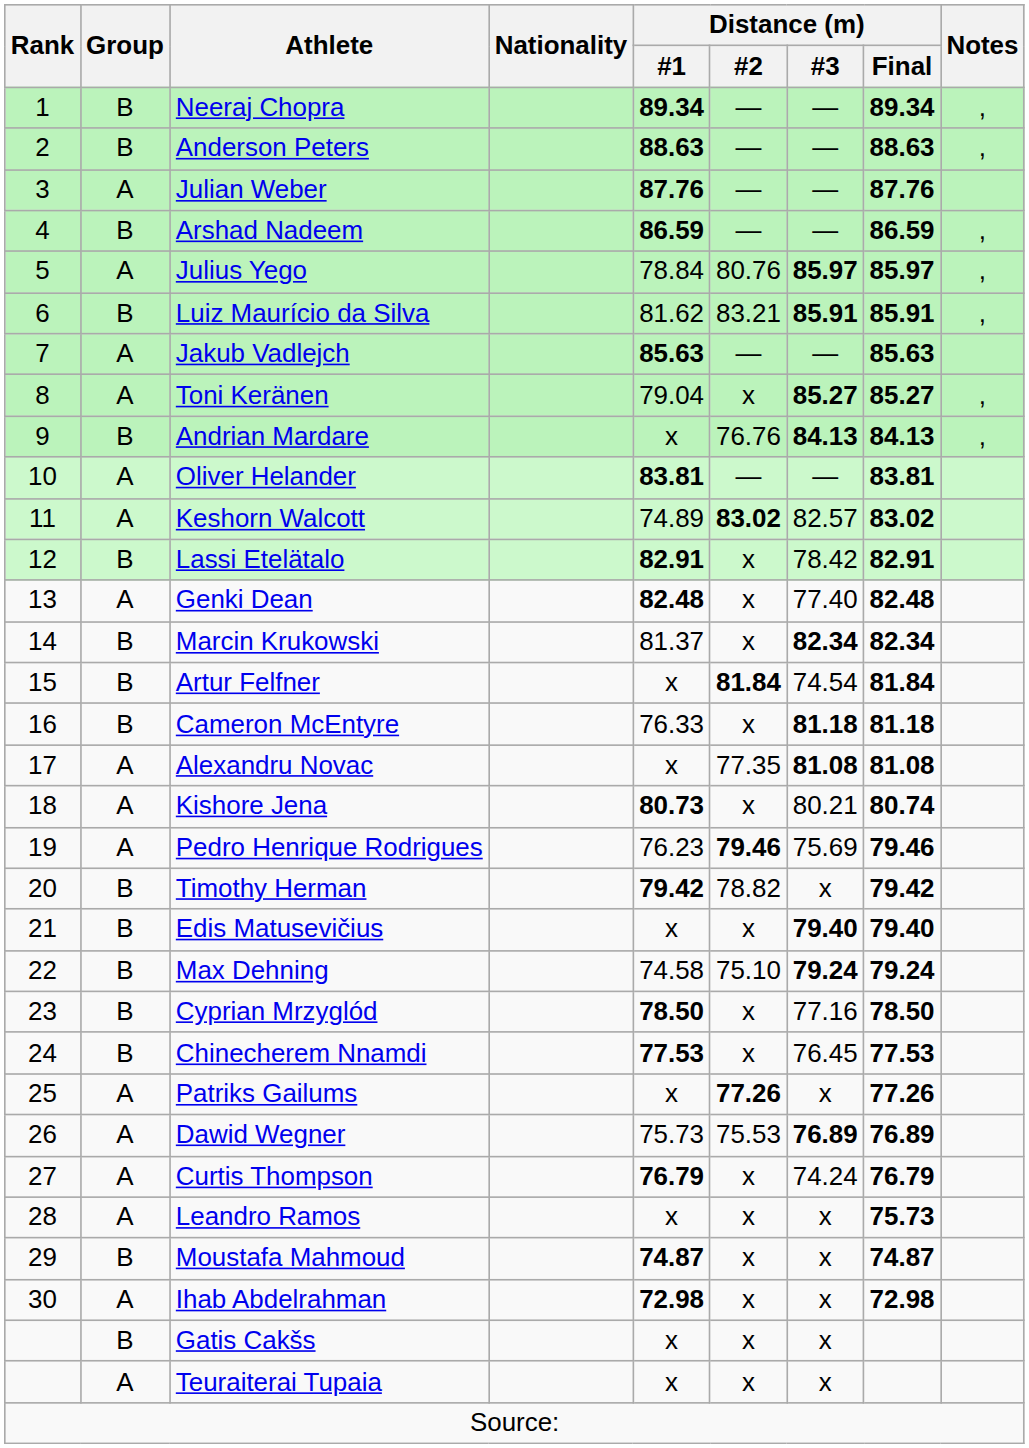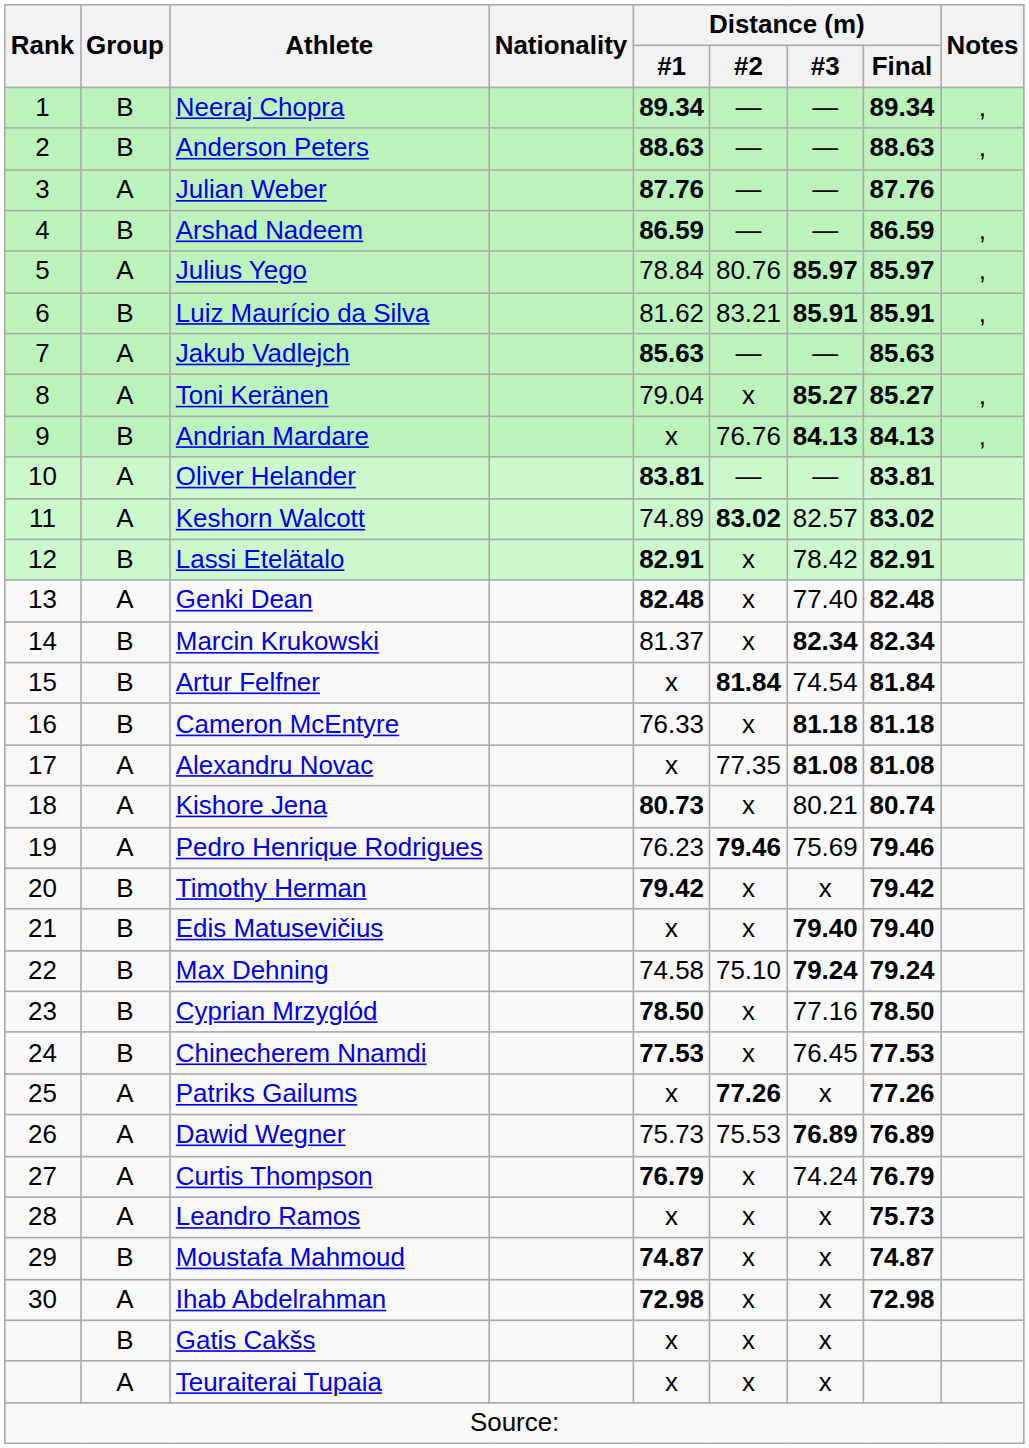(748, 888) 78.82 -> (748, 888) x
